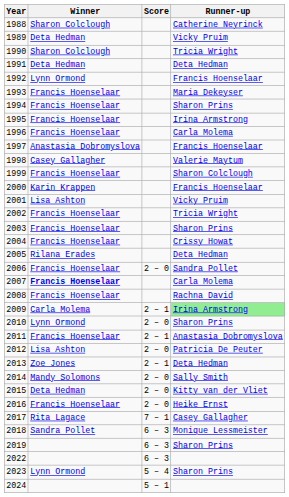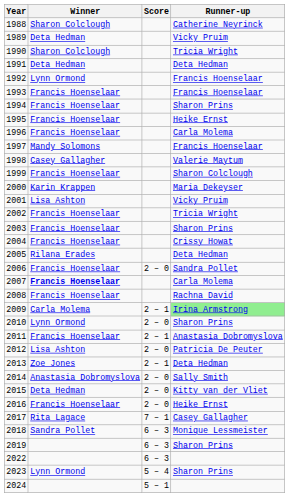(208, 92) Maria Dekeyser -> (218, 92) Francis Hoenselaar
(210, 120) Irina Armstrong -> (200, 120) Heike Ernst
(85, 147) Anastasia Dobromyslova -> (65, 147) Mandy Solomons
(218, 187) Francis Hoenselaar -> (208, 187) Maria Dekeyser
(65, 377) Mandy Solomons -> (85, 377) Anastasia Dobromyslova
